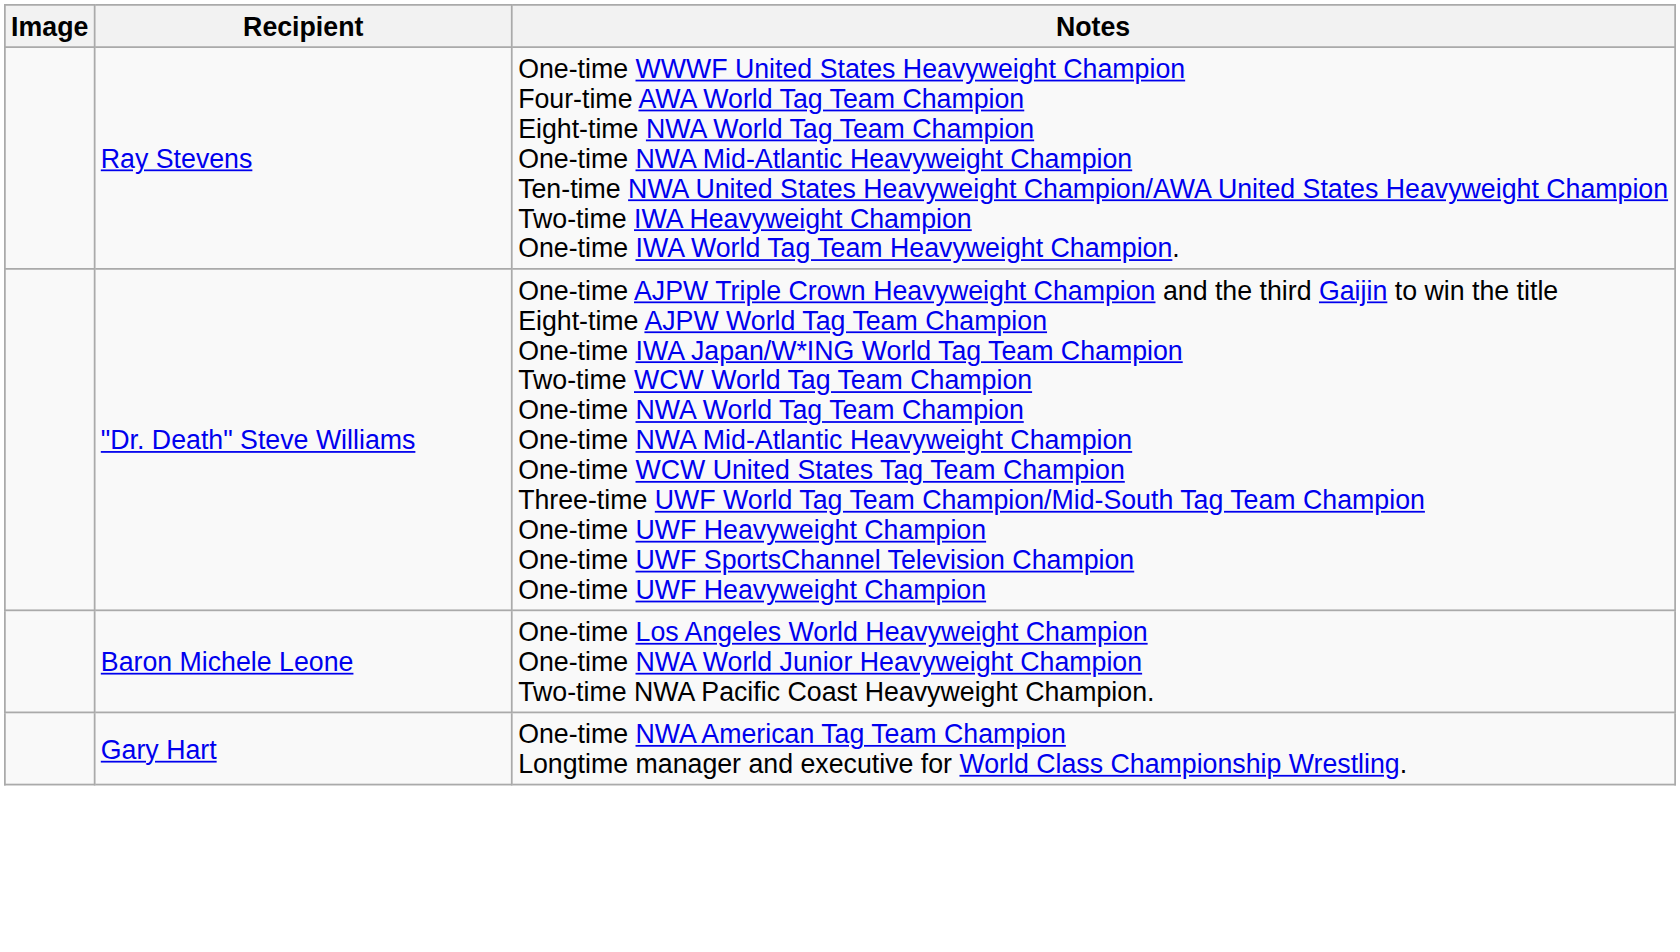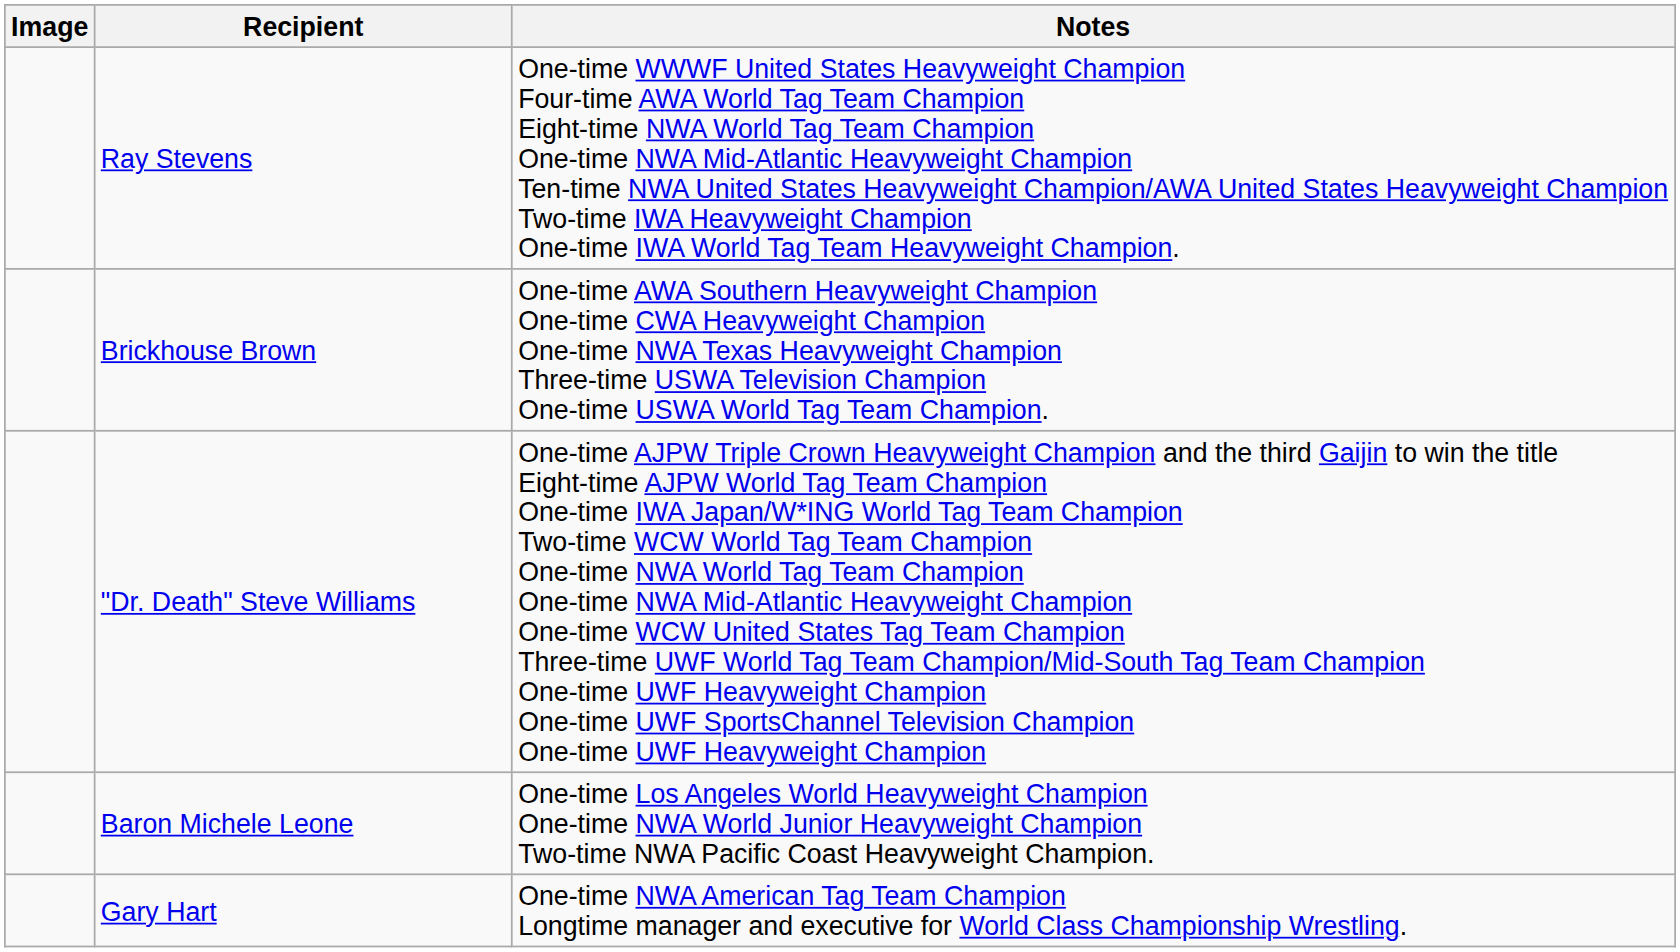+ row: (209, 350)
